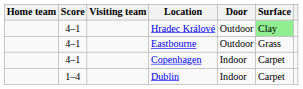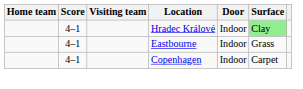(237, 28) Outdoor -> (233, 28) Indoor
(237, 44) Outdoor -> (233, 44) Indoor
- row: (165, 76)
